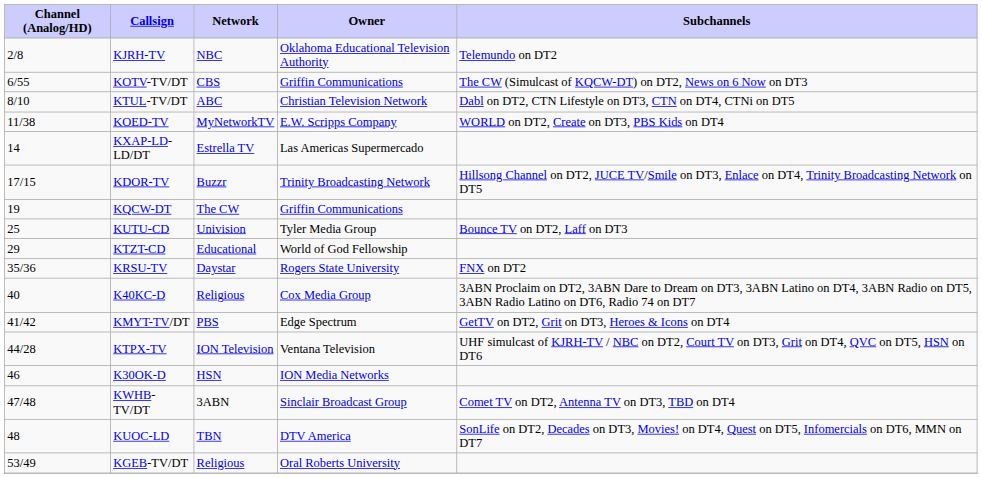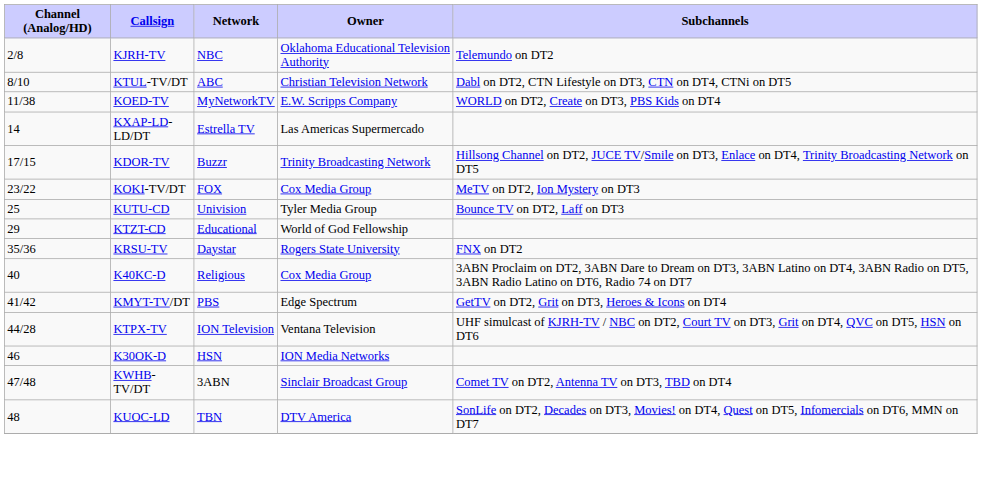- row: (150, 82)
- row: (142, 209)
+ row: (149, 189)
- row: (151, 463)
